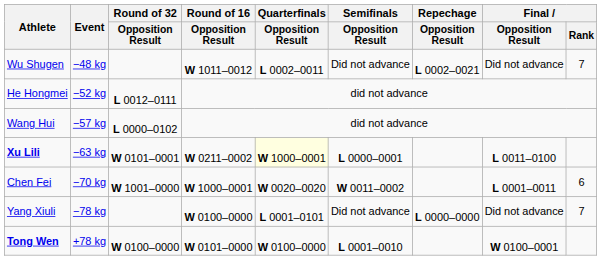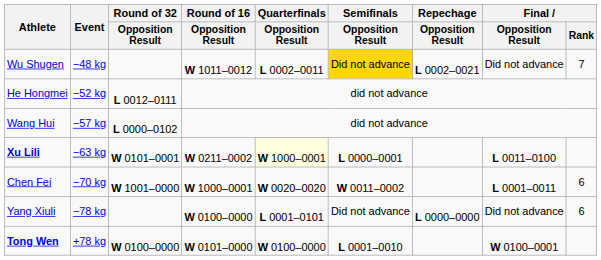(370, 65) no background -> (370, 65) gold background
(581, 212) 7 -> (581, 212) 6
